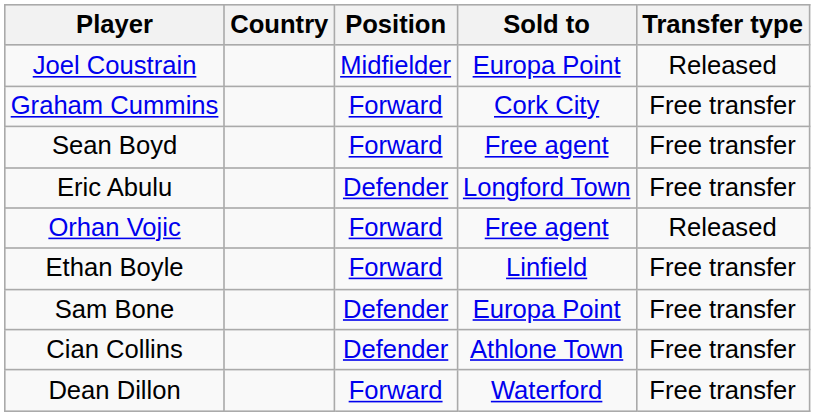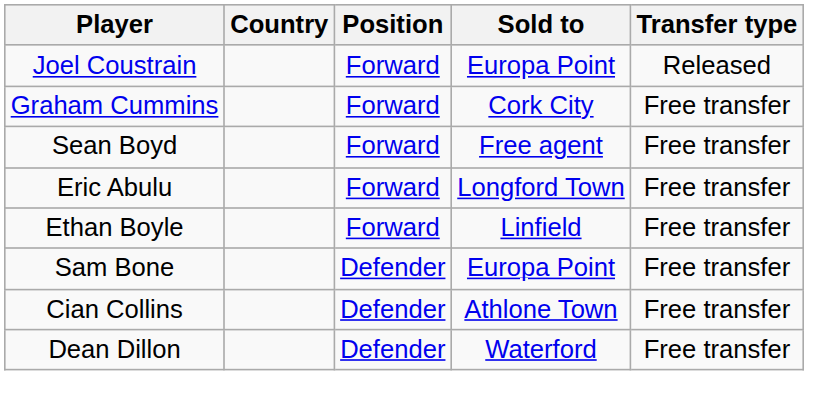(396, 65) Midfielder -> (393, 65) Forward
(396, 187) Defender -> (393, 187) Forward
- row: (115, 227)
(396, 390) Forward -> (393, 349) Defender
